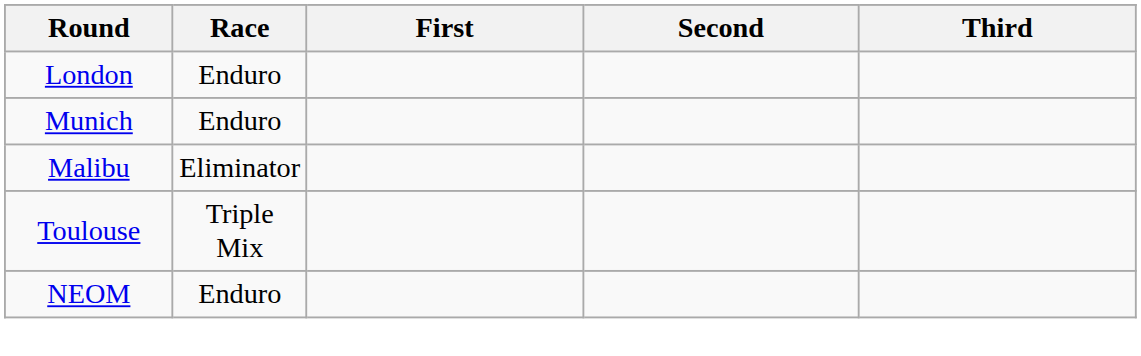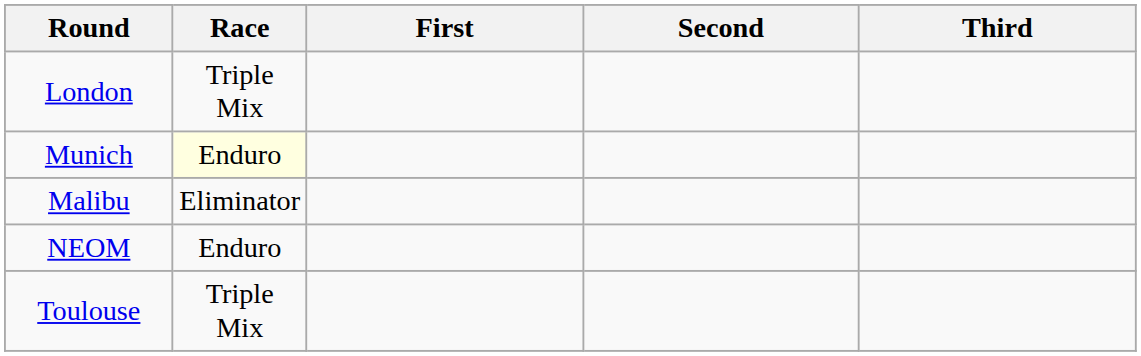(240, 74) Enduro -> (240, 91) Triple Mix
(240, 121) no background -> (240, 154) lightyellow background
rows swapped: (89, 231) <-> (89, 294)
